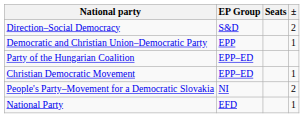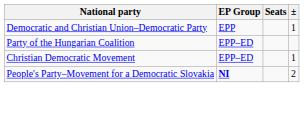- row: (63, 27)
(224, 89) normal -> (224, 74) bold
- row: (35, 105)
